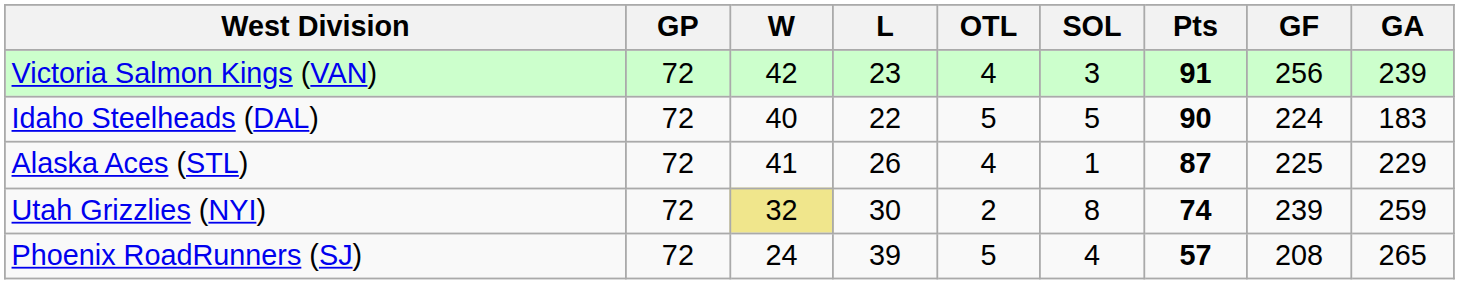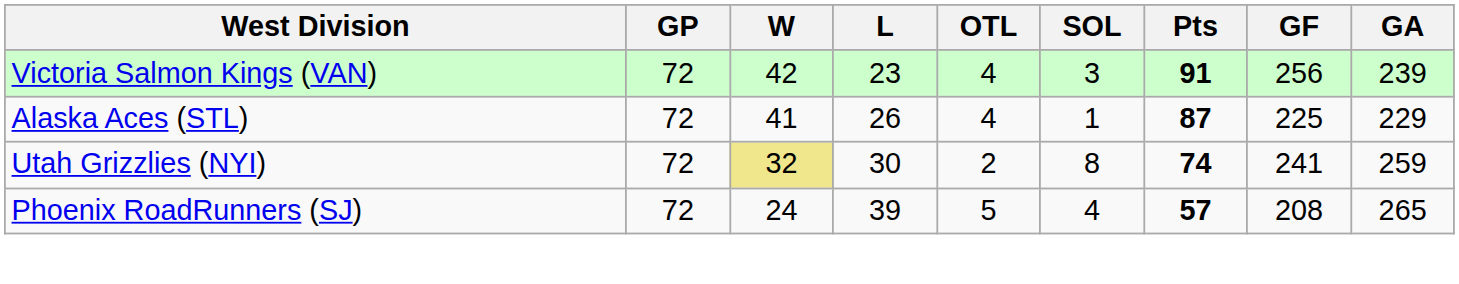- row: (165, 118)
(1299, 210) 239 -> (1299, 164) 241
